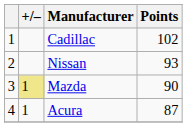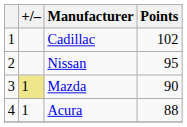(171, 63) 93 -> (171, 63) 95
(171, 110) 87 -> (171, 110) 88
